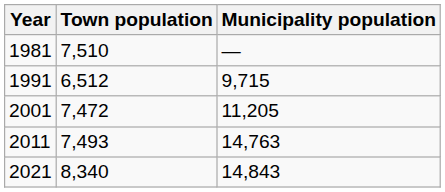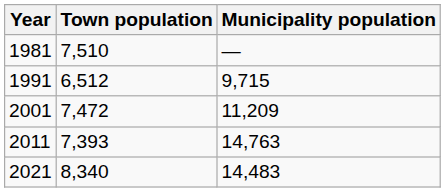(250, 111) 11,205 -> (250, 111) 11,209
(85, 141) 7,493 -> (85, 141) 7,393
(251, 171) 14,843 -> (251, 171) 14,483
